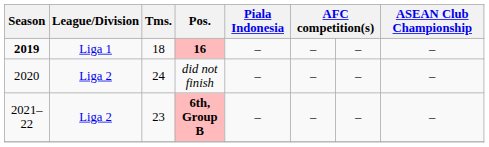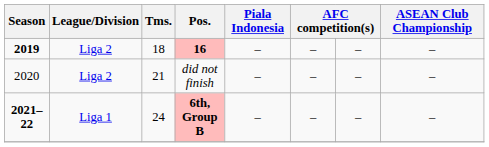(96, 48) Liga 1 -> (96, 48) Liga 2
(158, 75) 24 -> (158, 75) 21
(27, 117) normal -> (27, 117) bold
(96, 117) Liga 2 -> (96, 117) Liga 1
(158, 117) 23 -> (158, 117) 24
